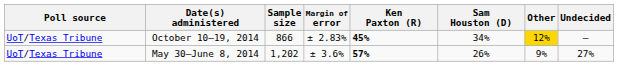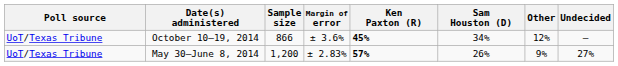(327, 38) ± 2.83% -> (327, 38) ± 3.6%
(541, 38) gold background -> (541, 38) no background
(284, 53) 1,202 -> (284, 53) 1,200
(327, 53) ± 3.6% -> (327, 53) ± 2.83%
